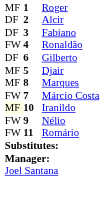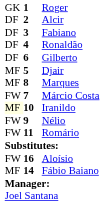(12, 7) MF -> (12, 7) GK
(13, 45) FW -> (12, 45) DF
+ row: (57, 158)
+ row: (70, 170)
